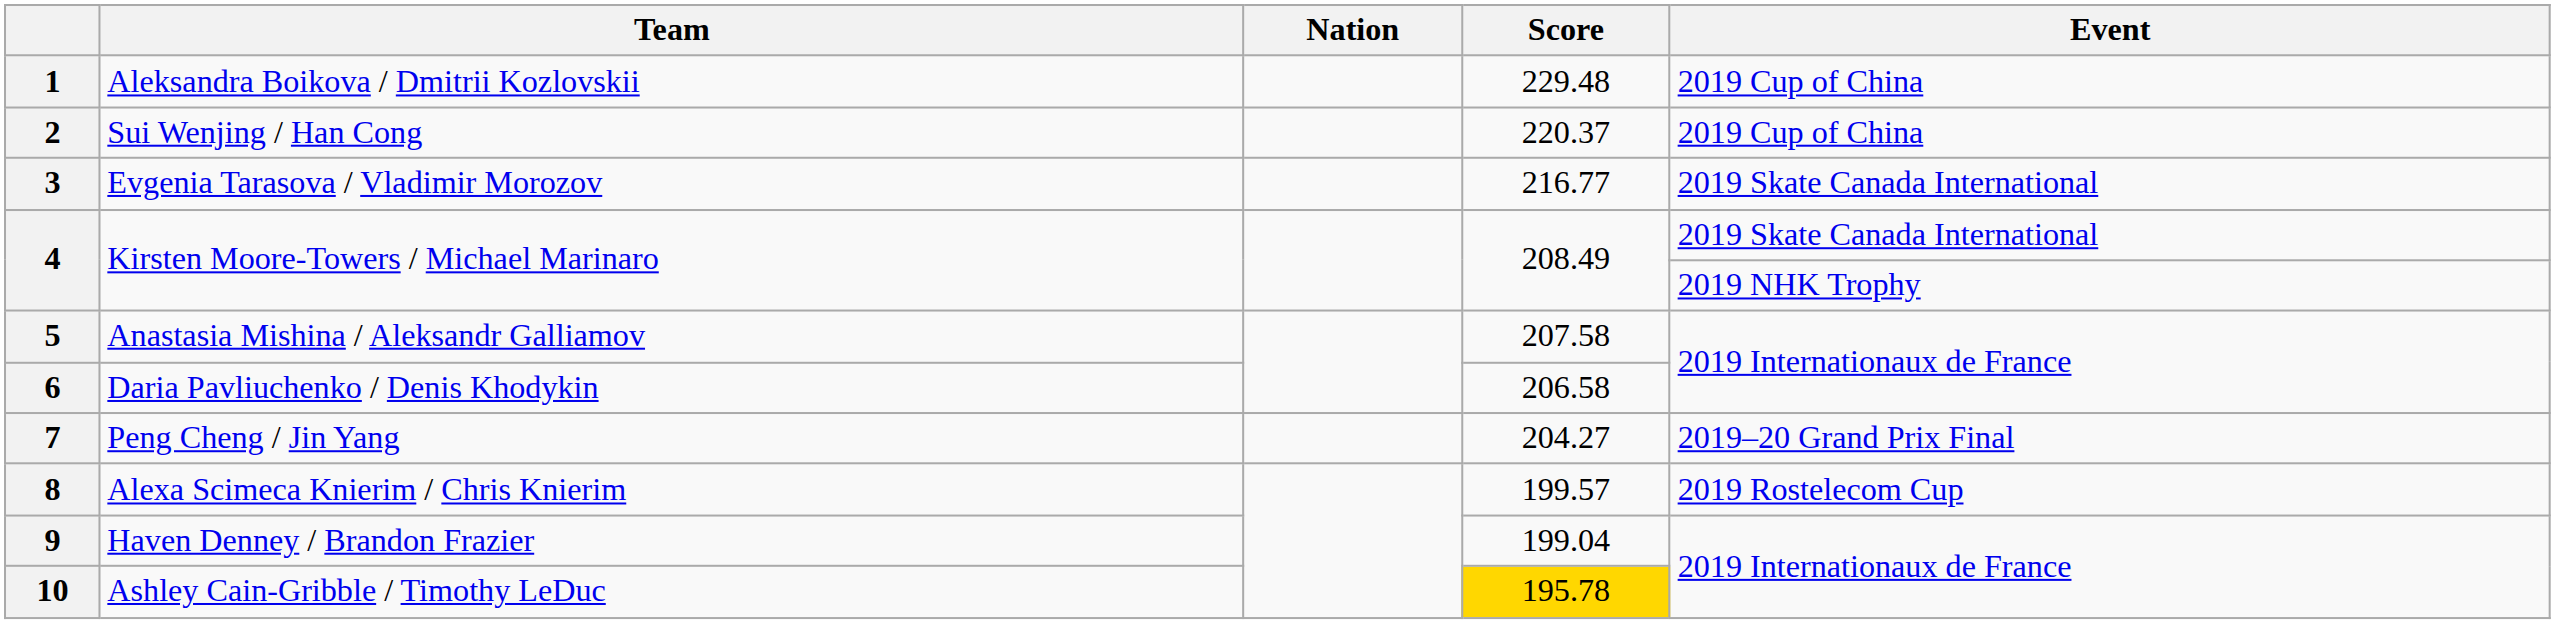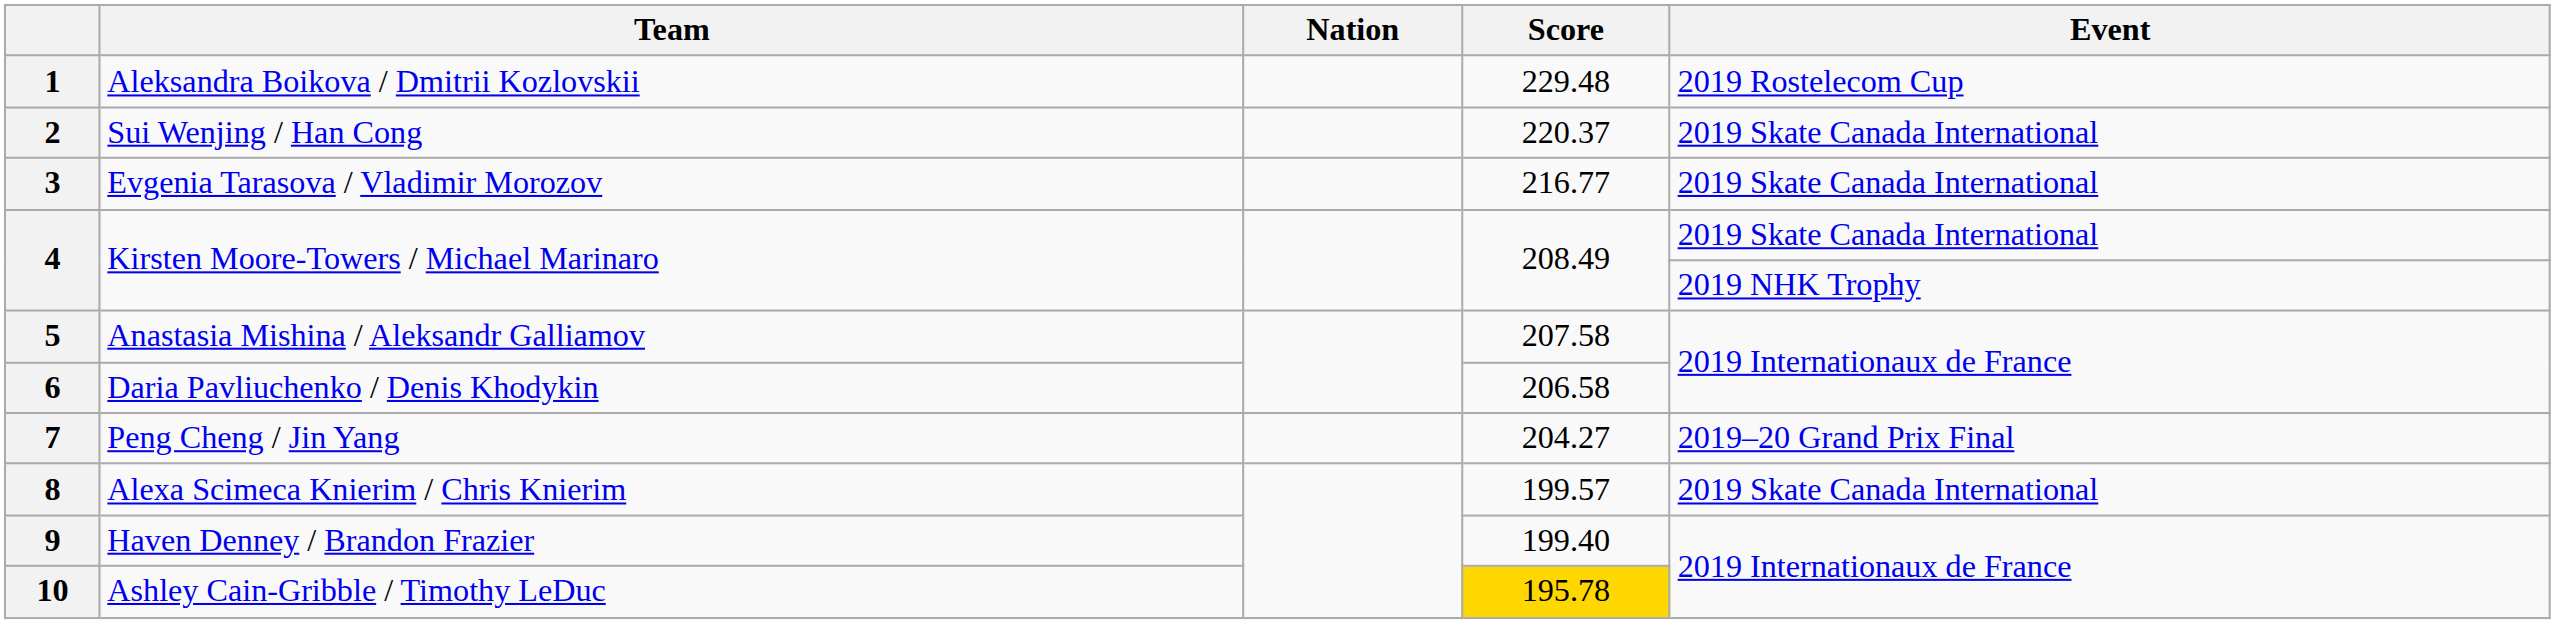(1800, 81) 2019 Cup of China -> (1821, 81) 2019 Rostelecom Cup
(1800, 132) 2019 Cup of China -> (1888, 132) 2019 Skate Canada International
(1821, 489) 2019 Rostelecom Cup -> (1888, 489) 2019 Skate Canada International
(1566, 540) 199.04 -> (1566, 540) 199.40
